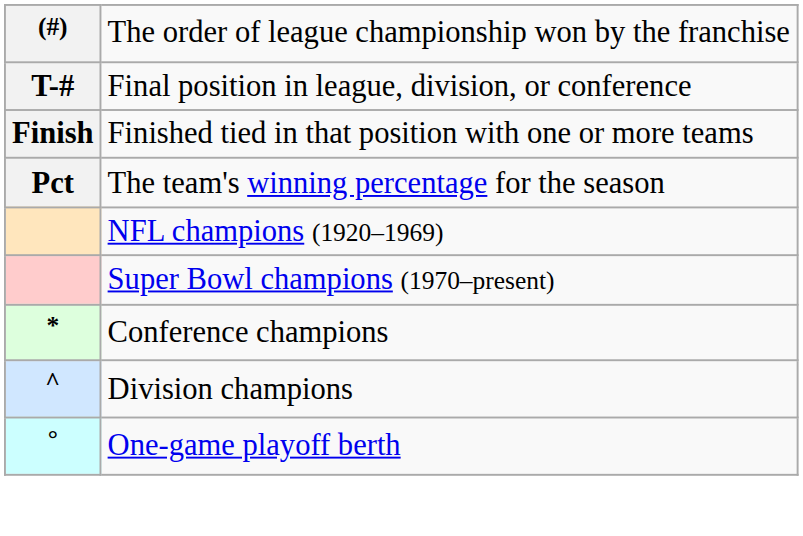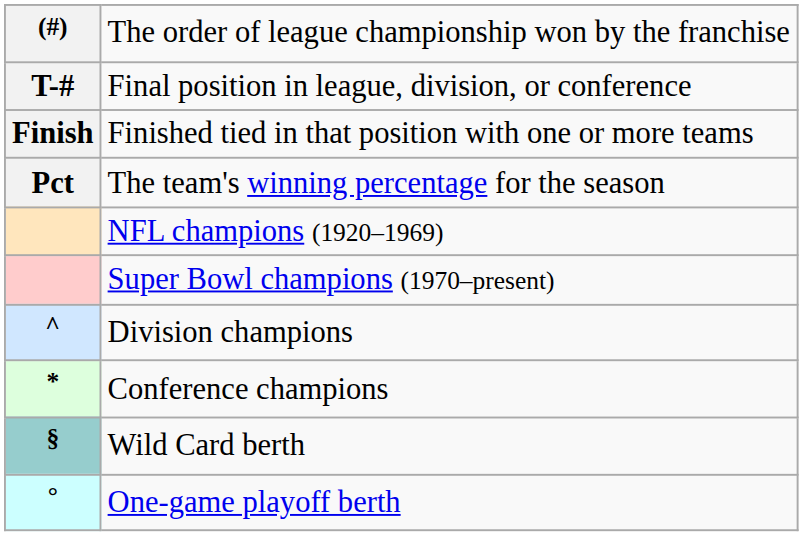rows swapped: (248, 331) <-> (230, 388)
+ row: (206, 445)
